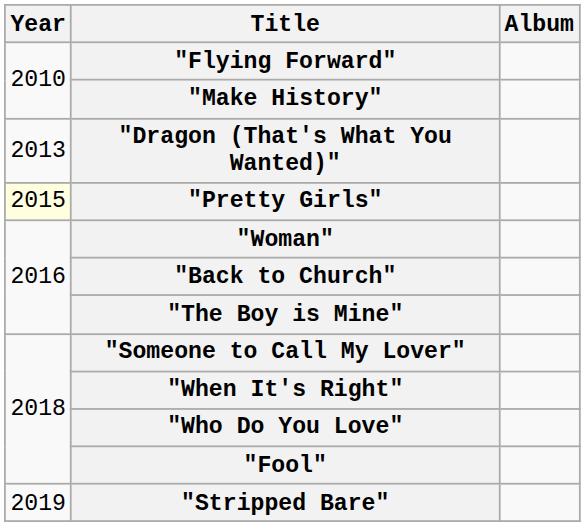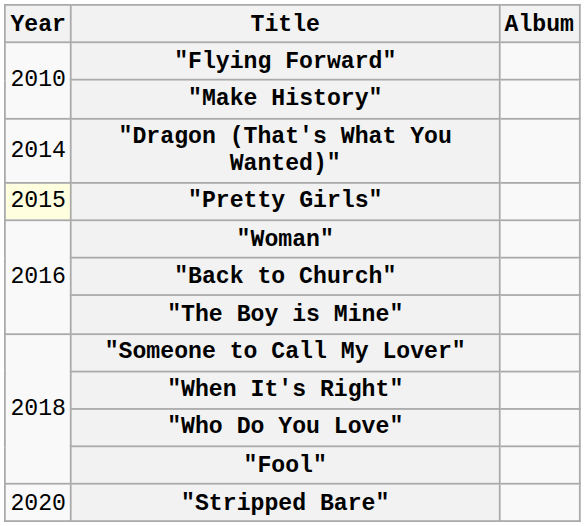(38, 150) 2013 -> (38, 150) 2014
(38, 503) 2019 -> (38, 503) 2020
